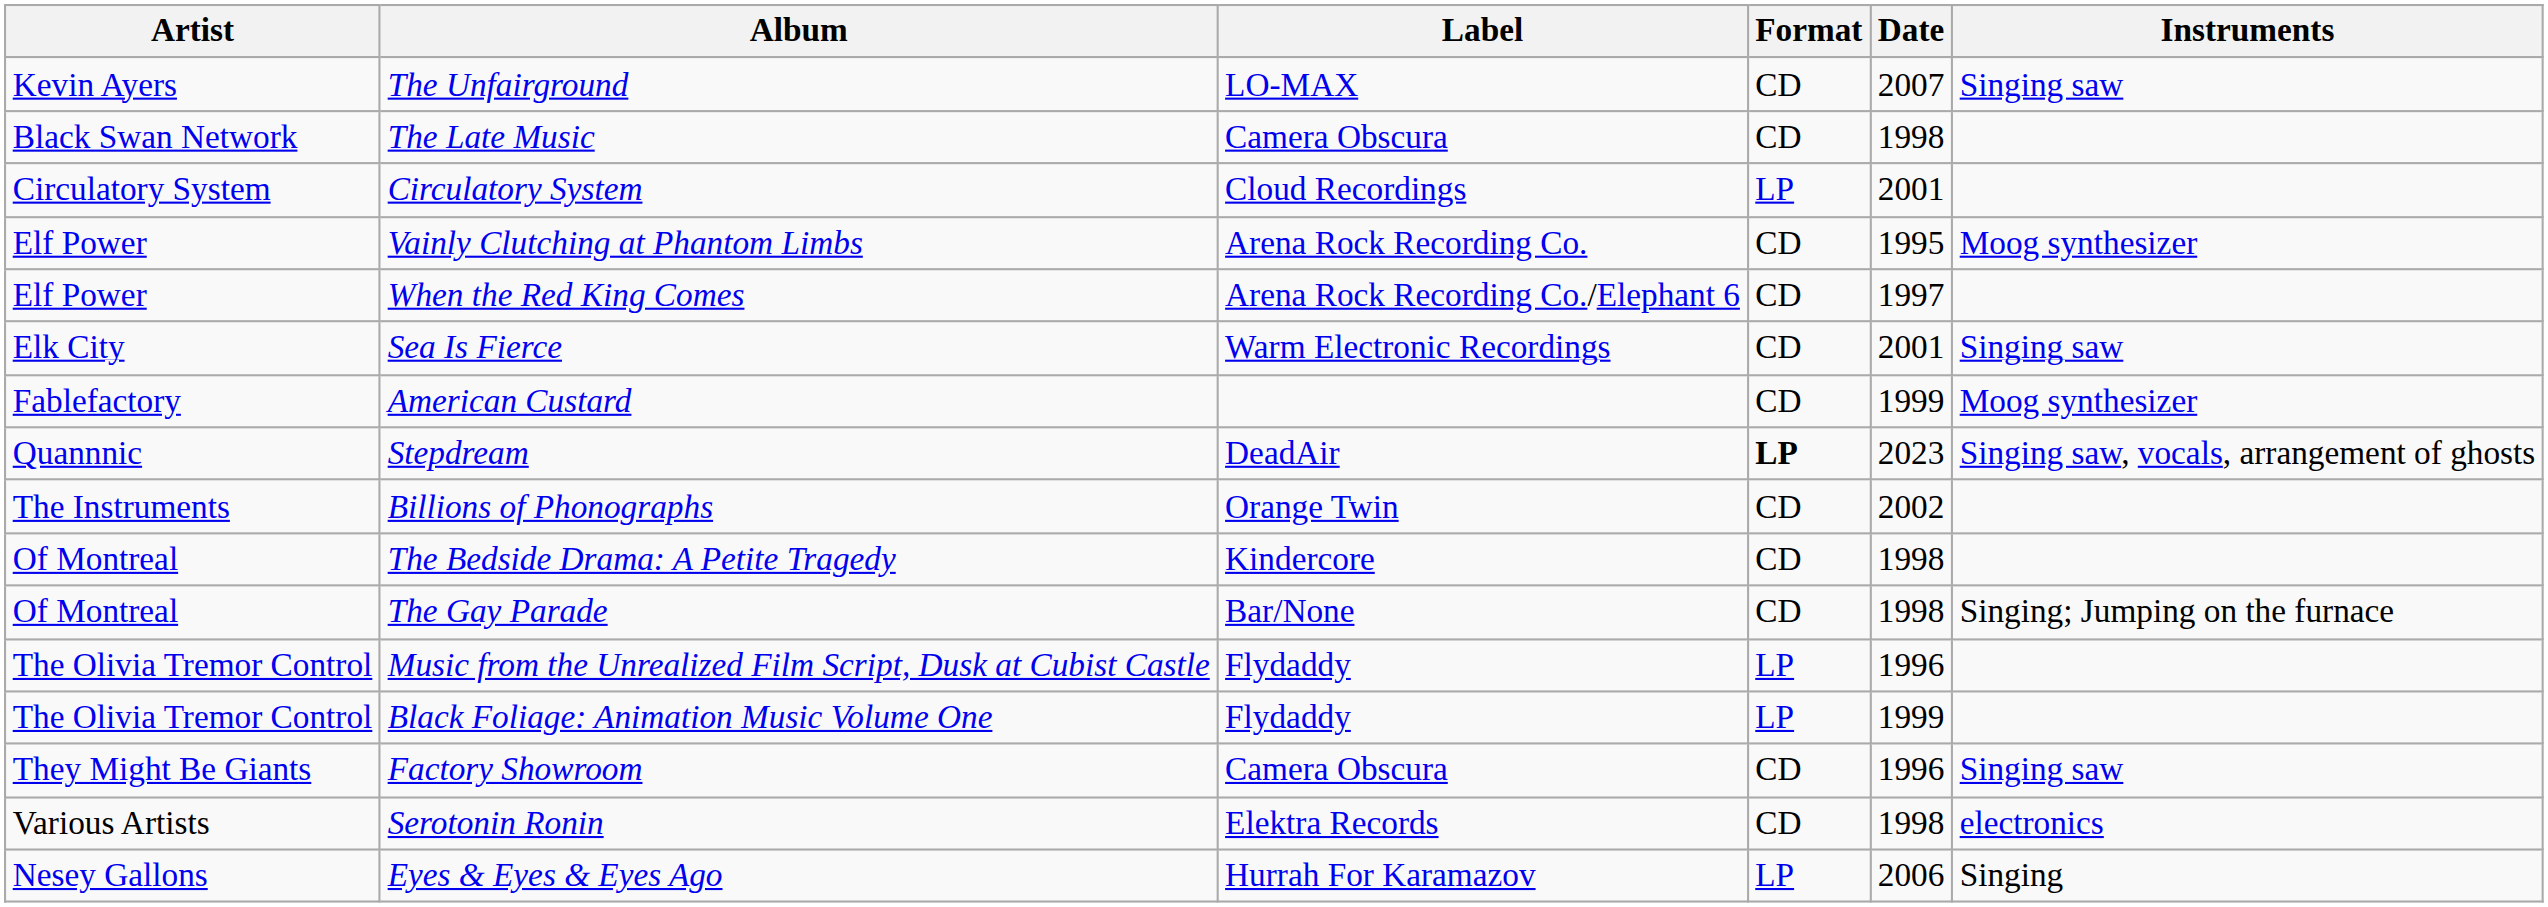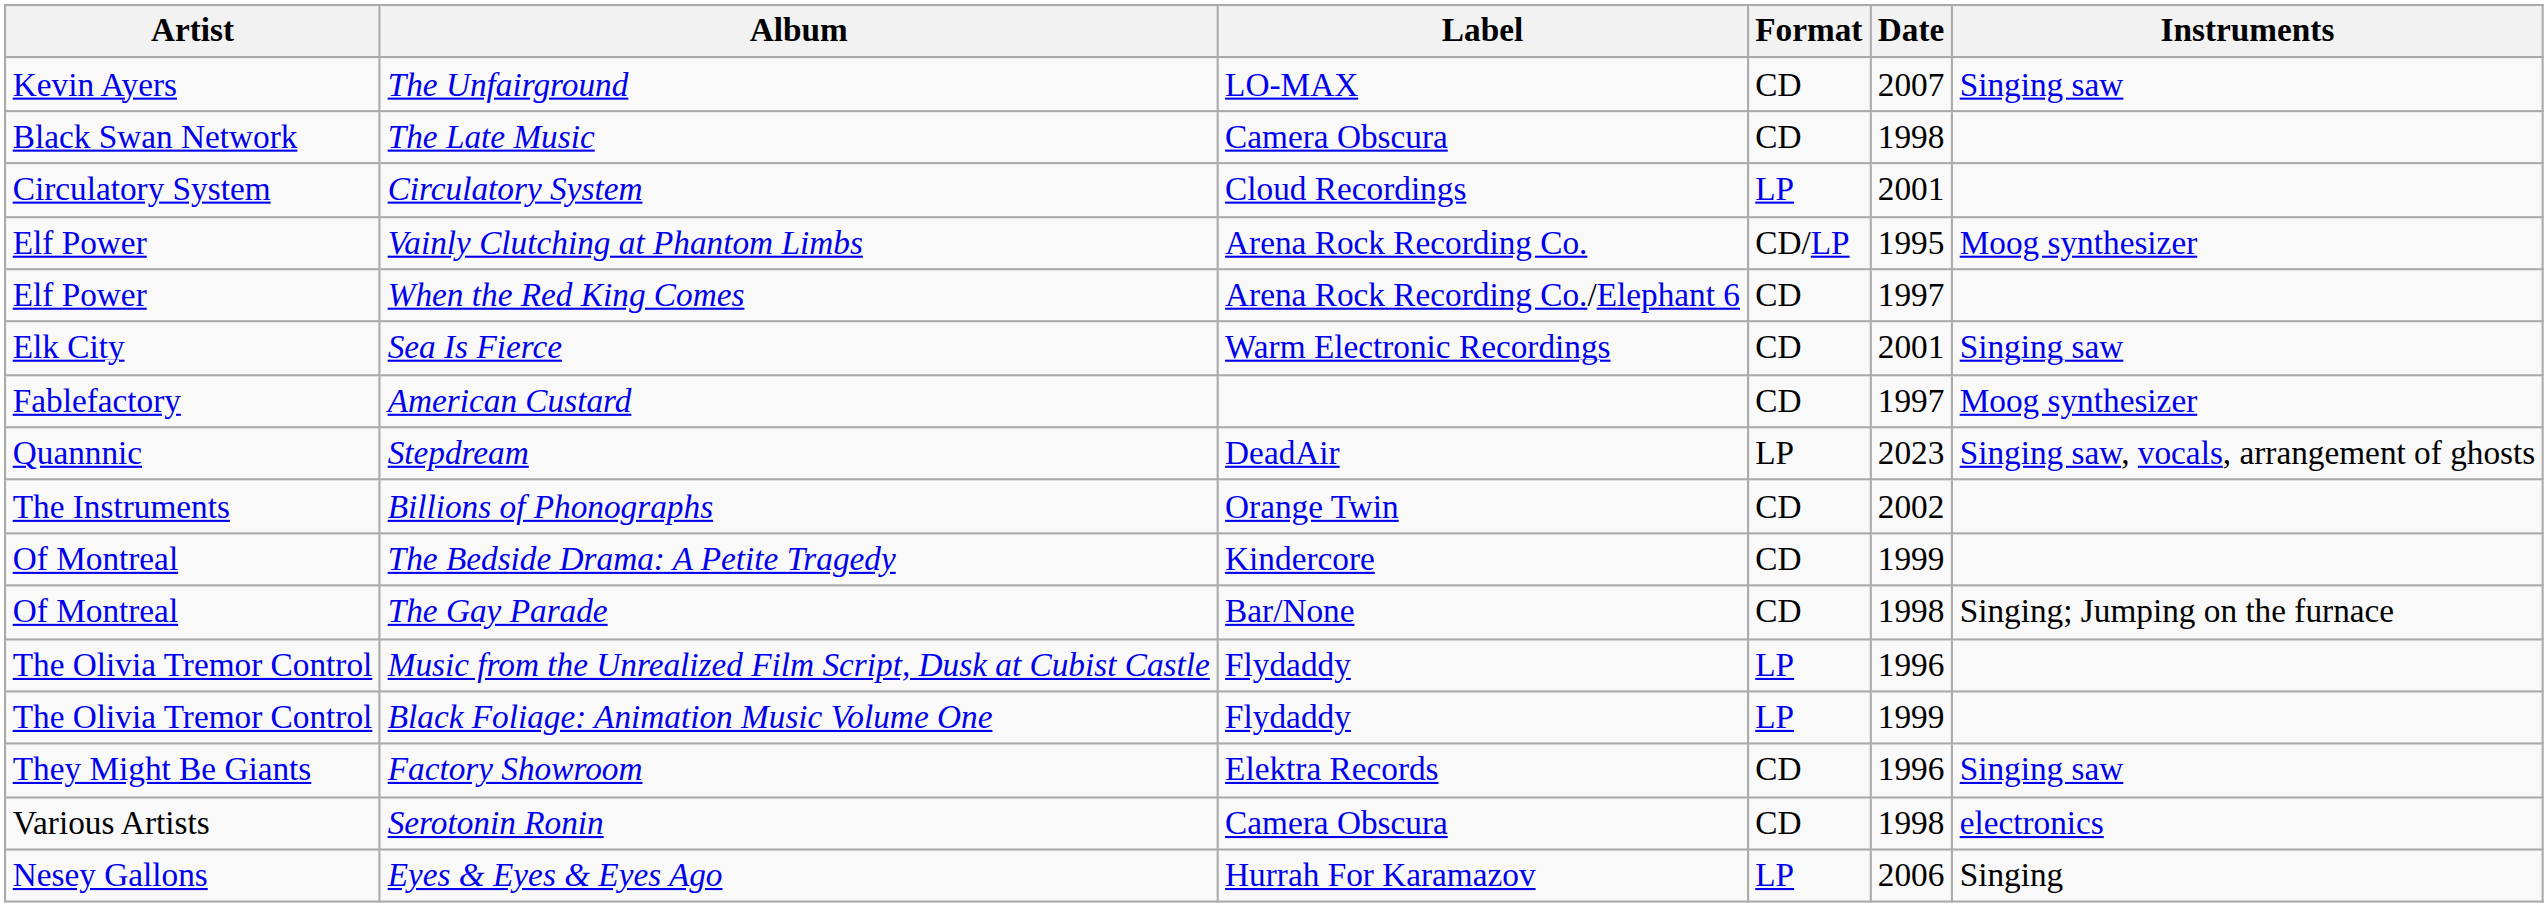(1778, 242) CD -> (1802, 242) CD/LP
(1911, 400) 1999 -> (1911, 400) 1997
(1777, 453) bold -> (1775, 453) normal
(1911, 558) 1998 -> (1911, 558) 1999
(1336, 769) Camera Obscura -> (1332, 769) Elektra Records
(1332, 822) Elektra Records -> (1336, 822) Camera Obscura
